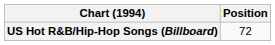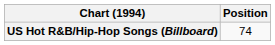(245, 31) 72 -> (245, 31) 74
